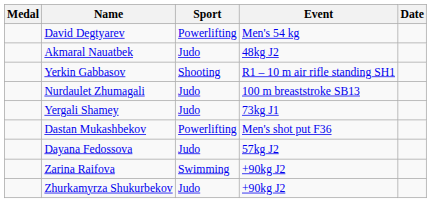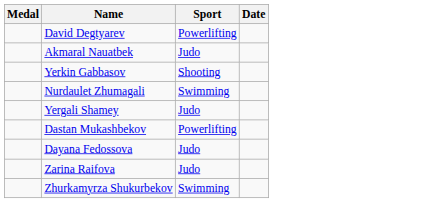- column: (319, 14)
(189, 91) Judo -> (204, 91) Swimming
(204, 168) Swimming -> (189, 168) Judo
(189, 188) Judo -> (204, 188) Swimming
